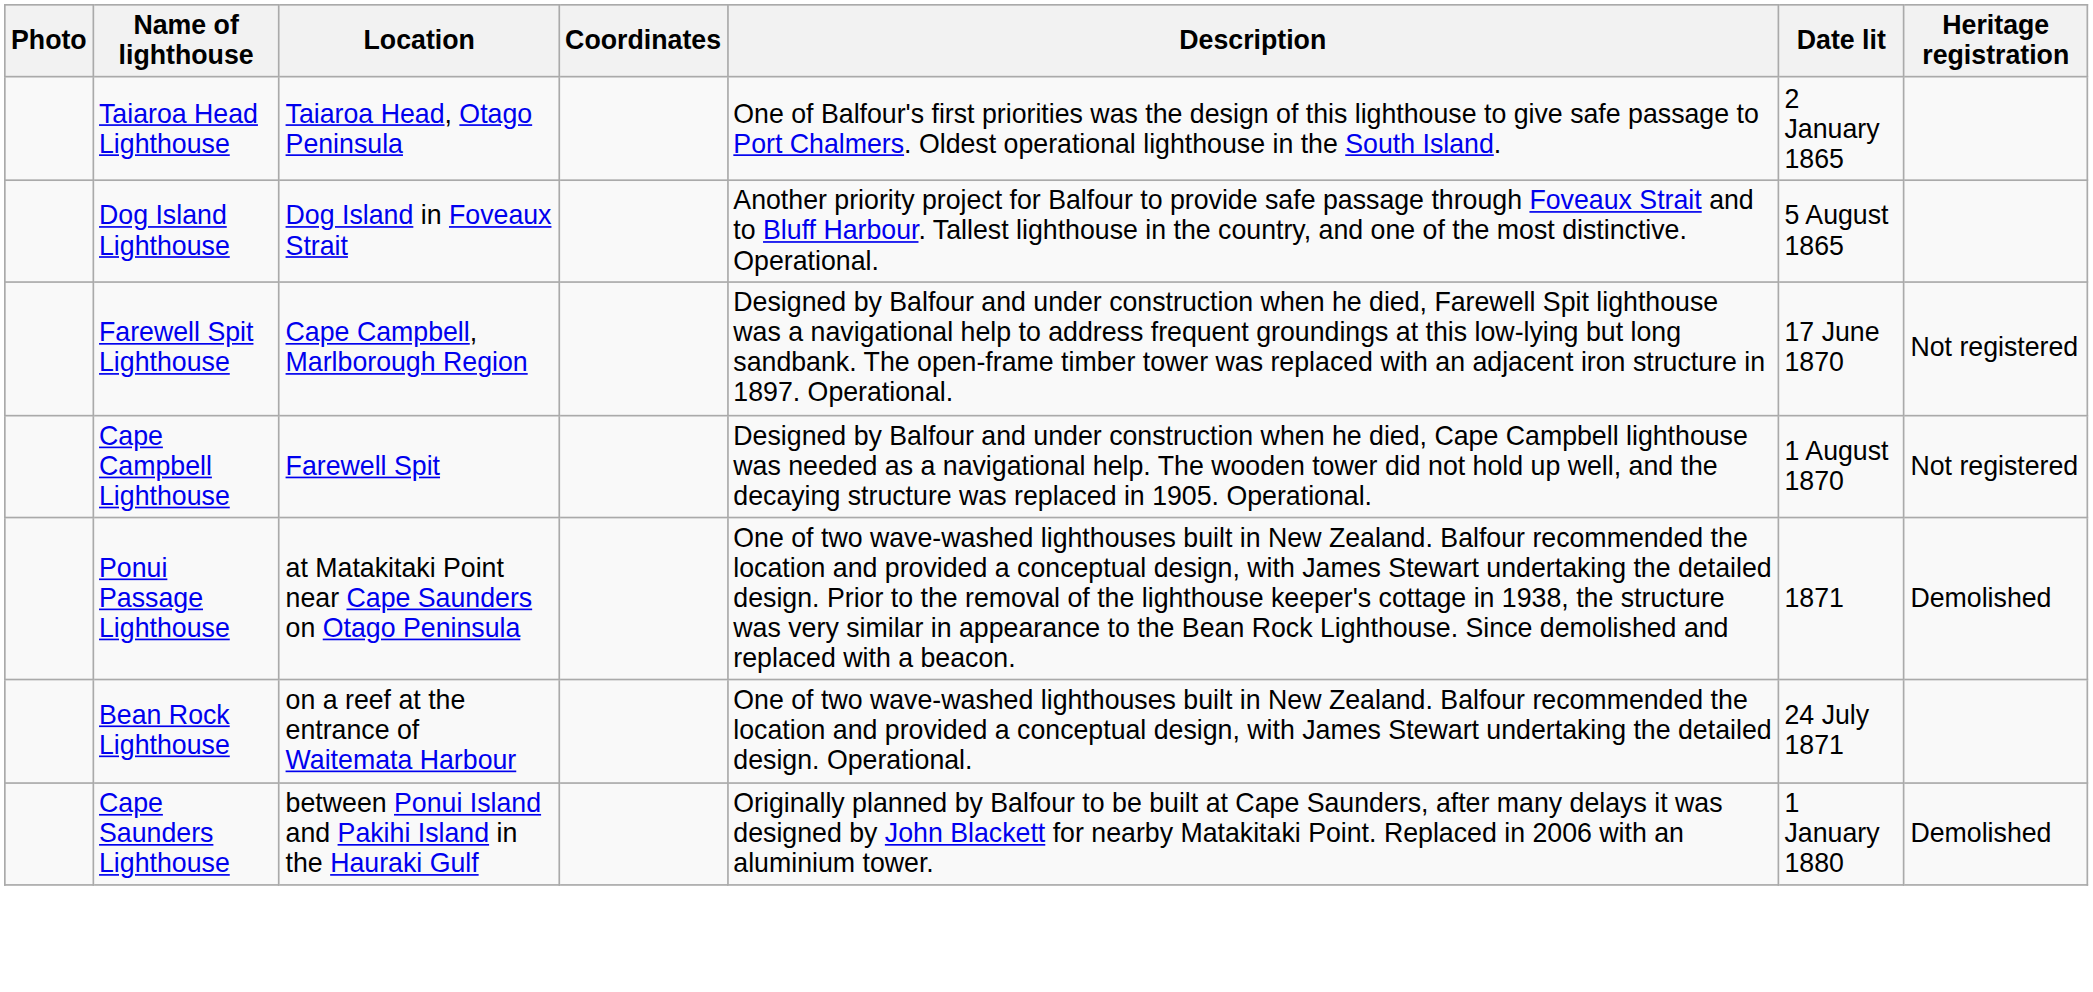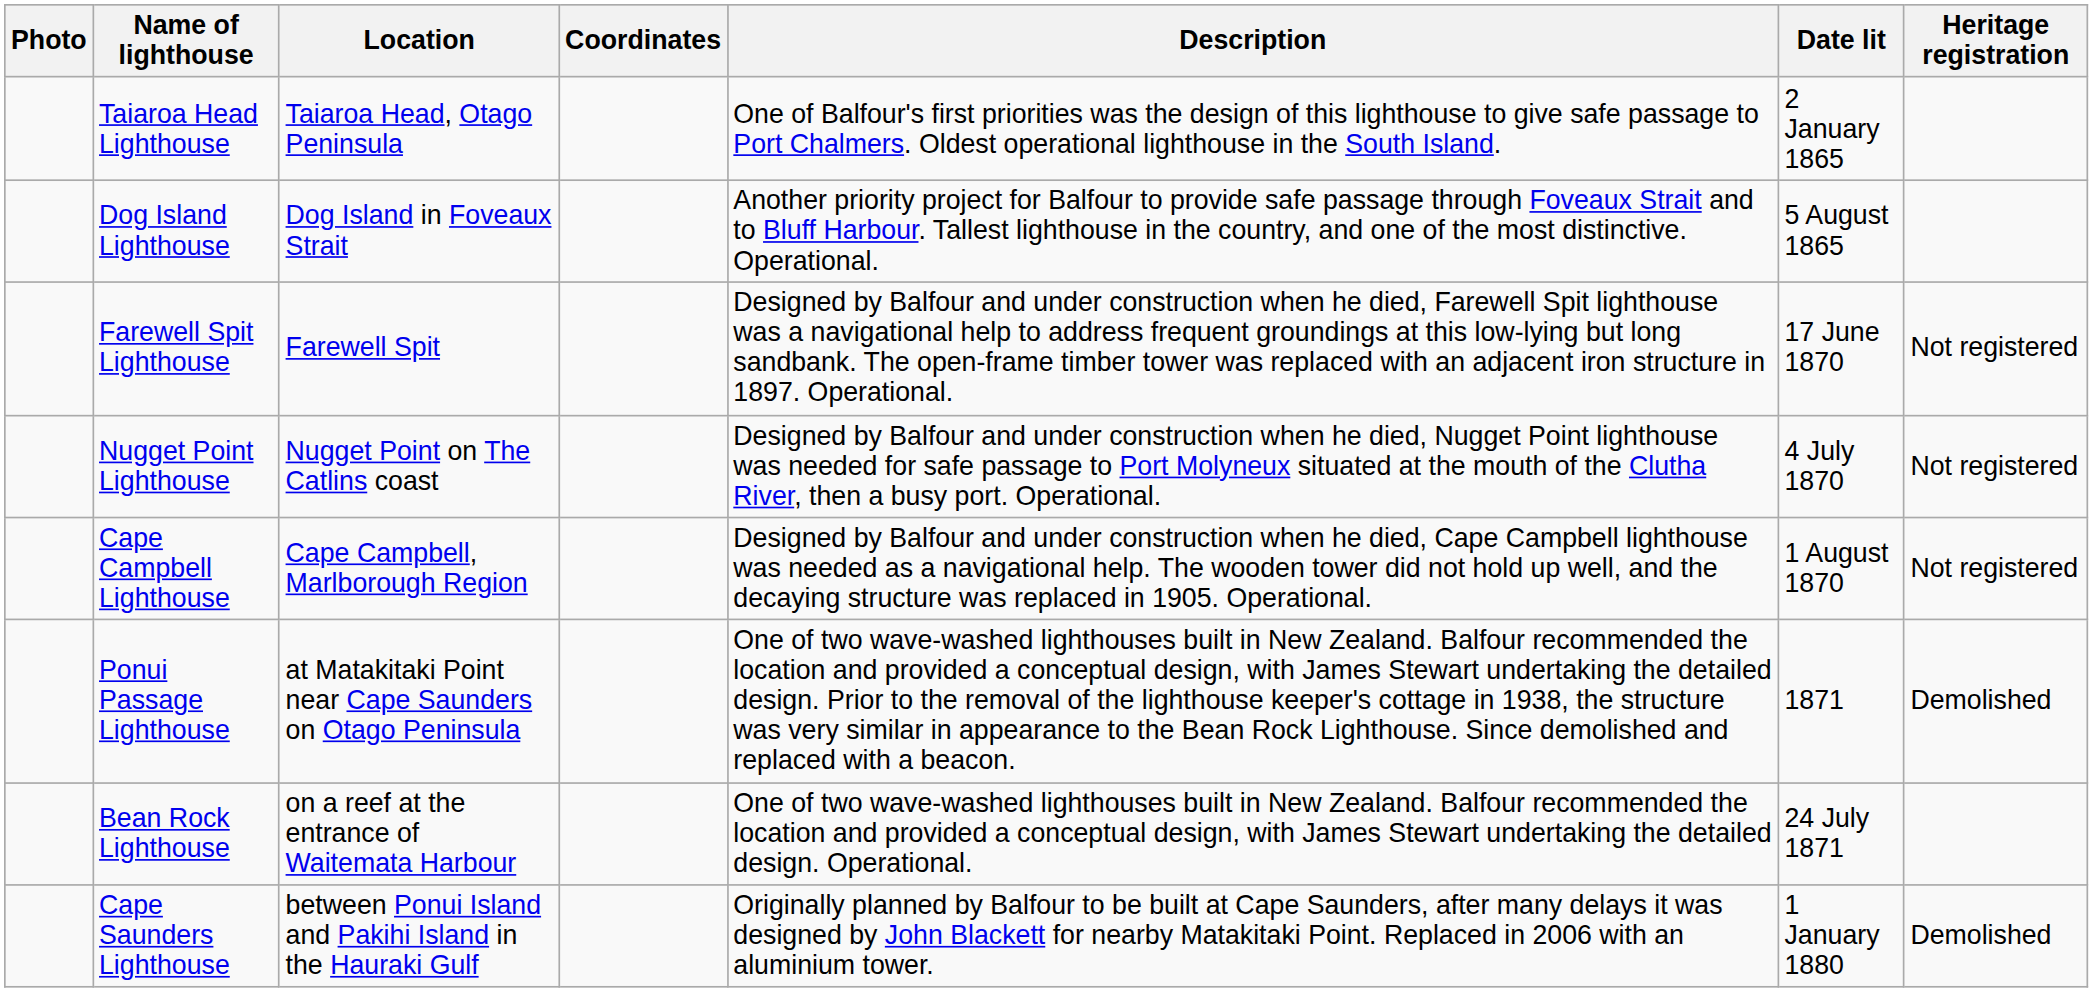(407, 348) Cape Campbell, Marlborough Region -> (363, 348) Farewell Spit
+ row: (176, 465)
(363, 465) Farewell Spit -> (407, 568) Cape Campbell, Marlborough Region
